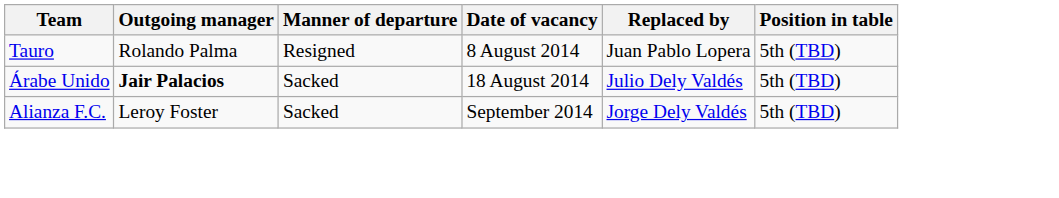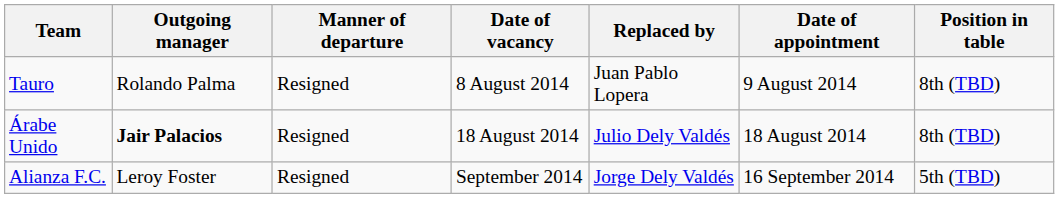+ column: (827, 30)
(800, 50) 5th (TBD) -> (960, 83) 8th (TBD)
(311, 81) Sacked -> (313, 135) Resigned
(800, 81) 5th (TBD) -> (960, 135) 8th (TBD)
(311, 111) Sacked -> (313, 177) Resigned
